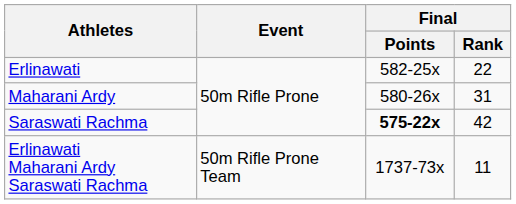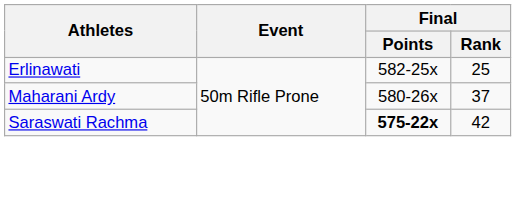(483, 70) 22 -> (481, 70) 25
(483, 97) 31 -> (481, 97) 37
- row: (78, 167)
